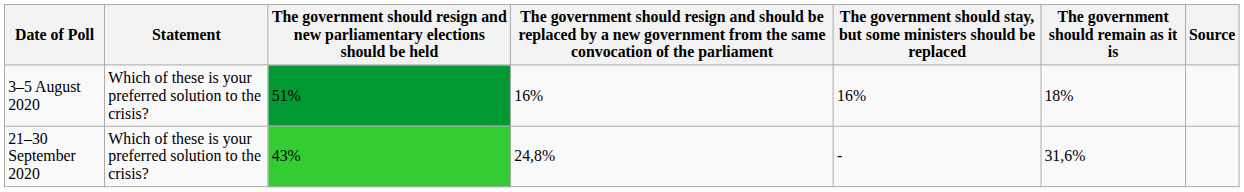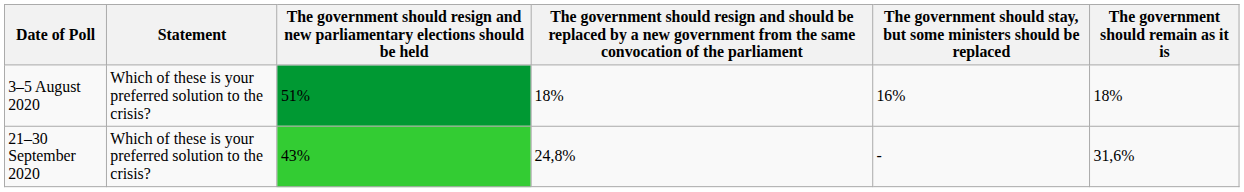- column: (1212, 34)
(529, 95) 16% -> (549, 95) 18%
